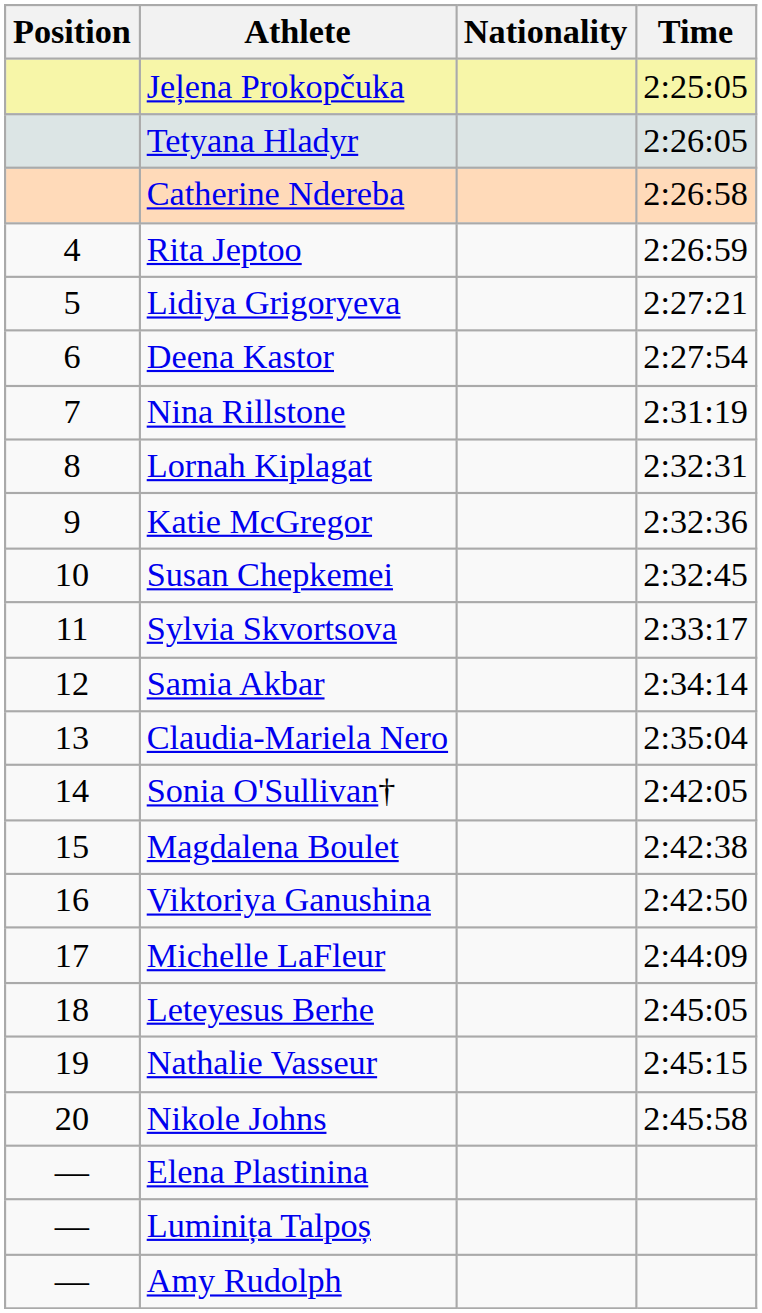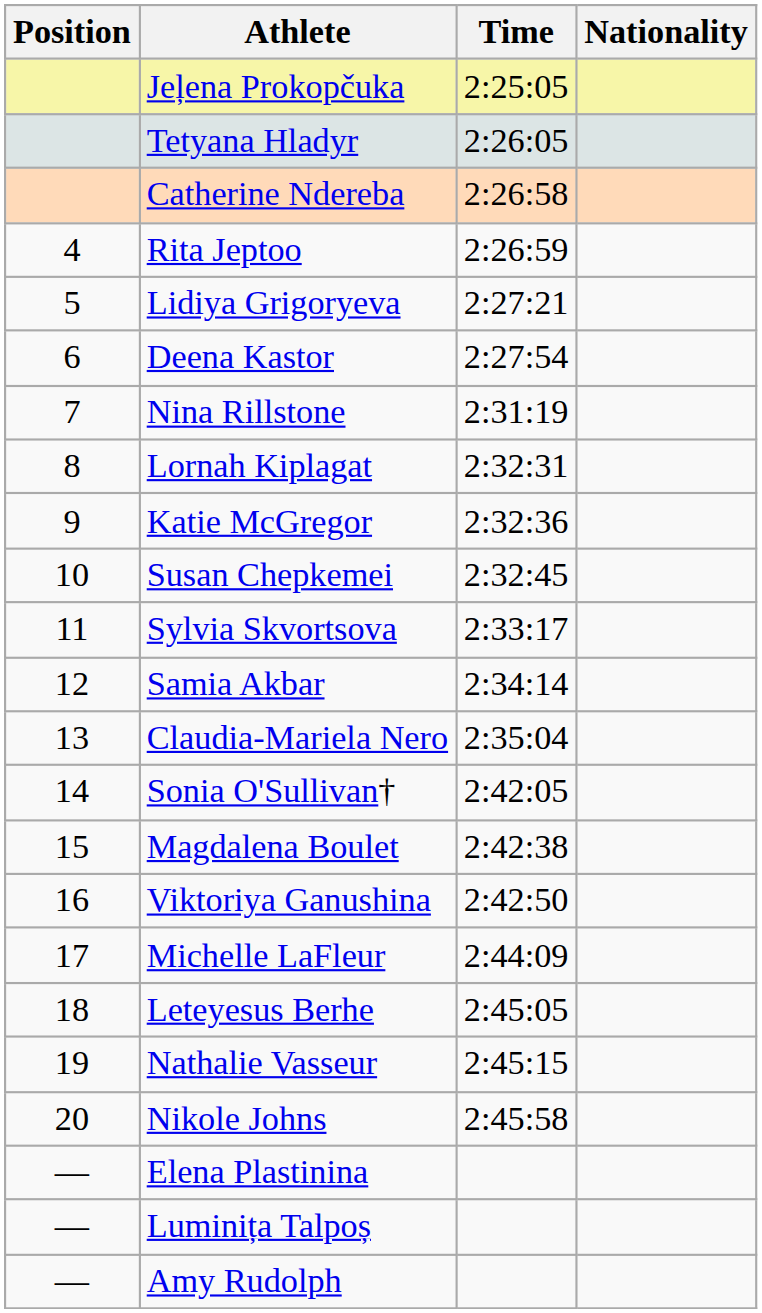columns swapped: (546, 31) <-> (696, 31)
